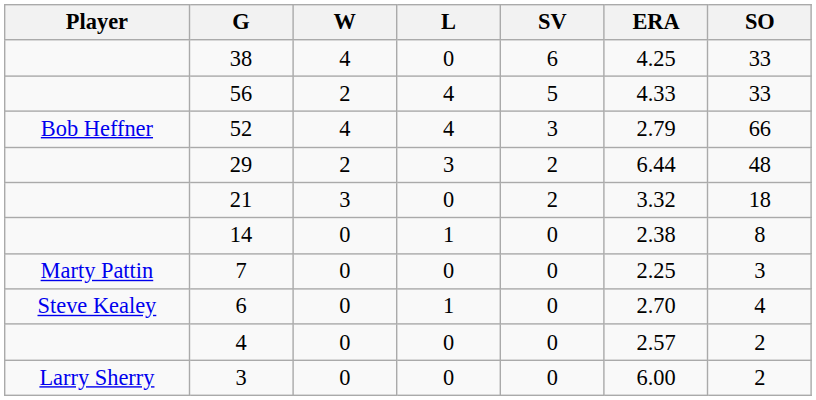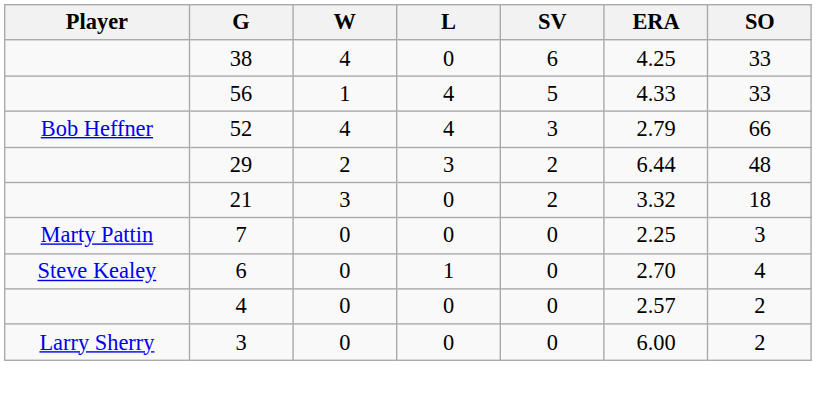(345, 93) 2 -> (345, 93) 1
- row: (241, 235)
